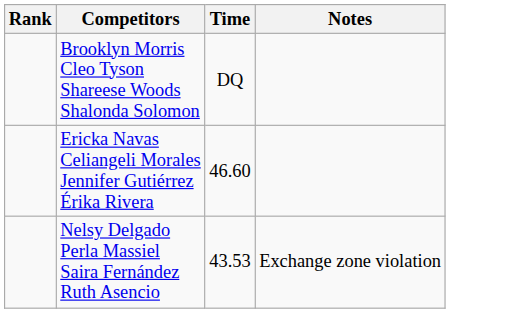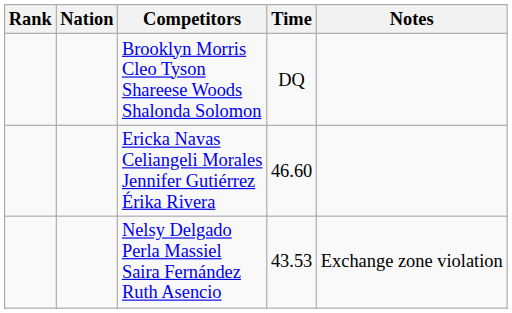+ column: (87, 19)
